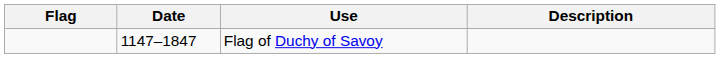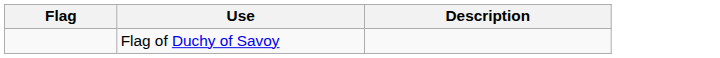- column: (169, 16)
